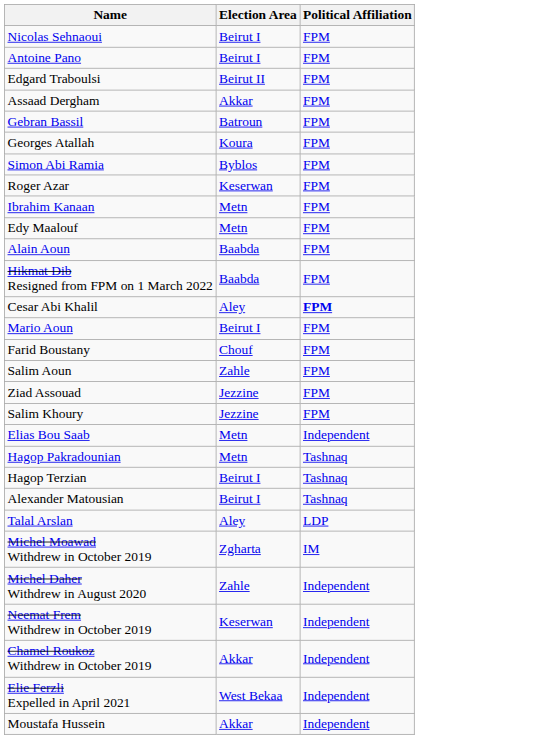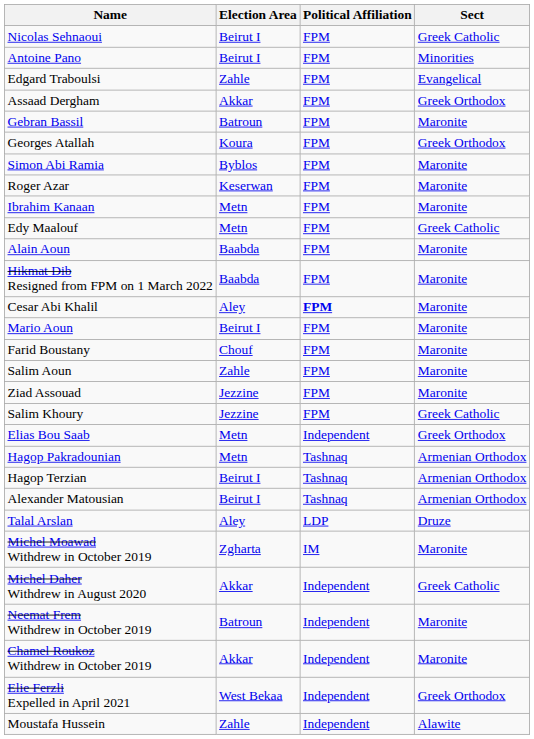+ column: (472, 15)
(242, 79) Beirut II -> (234, 79) Zahle
(234, 585) Zahle -> (236, 585) Akkar
(246, 622) Keserwan -> (241, 622) Batroun
(236, 724) Akkar -> (234, 724) Zahle
